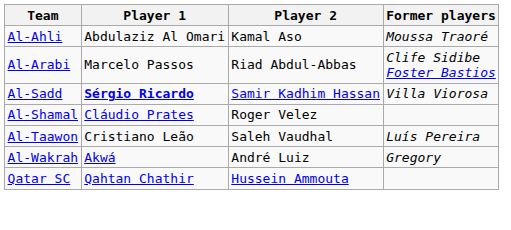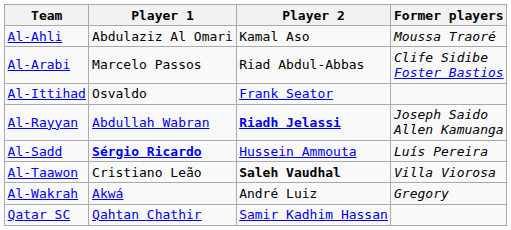+ row: (47, 94)
+ row: (43, 122)
(306, 94) Samir Kadhim Hassan -> (298, 151) Hussein Ammouta
(437, 94) Villa Viorosa -> (441, 151) Luís Pereira
- row: (43, 115)
(282, 136) normal -> (290, 172) bold
(433, 136) Luís Pereira -> (445, 172) Villa Viorosa
(290, 178) Hussein Ammouta -> (314, 215) Samir Kadhim Hassan
